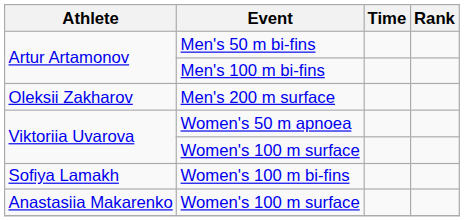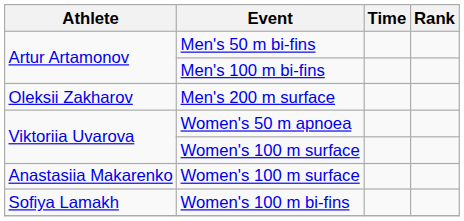rows swapped: (64, 177) <-> (91, 203)
